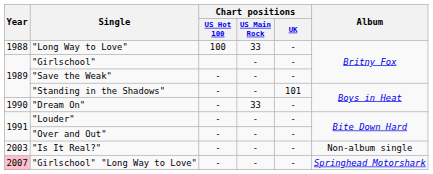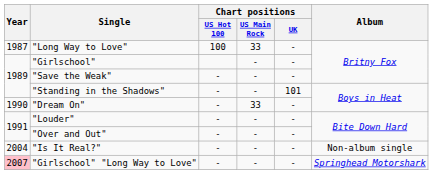(17, 47) 1988 -> (17, 47) 1987
(17, 148) 2003 -> (17, 148) 2004
